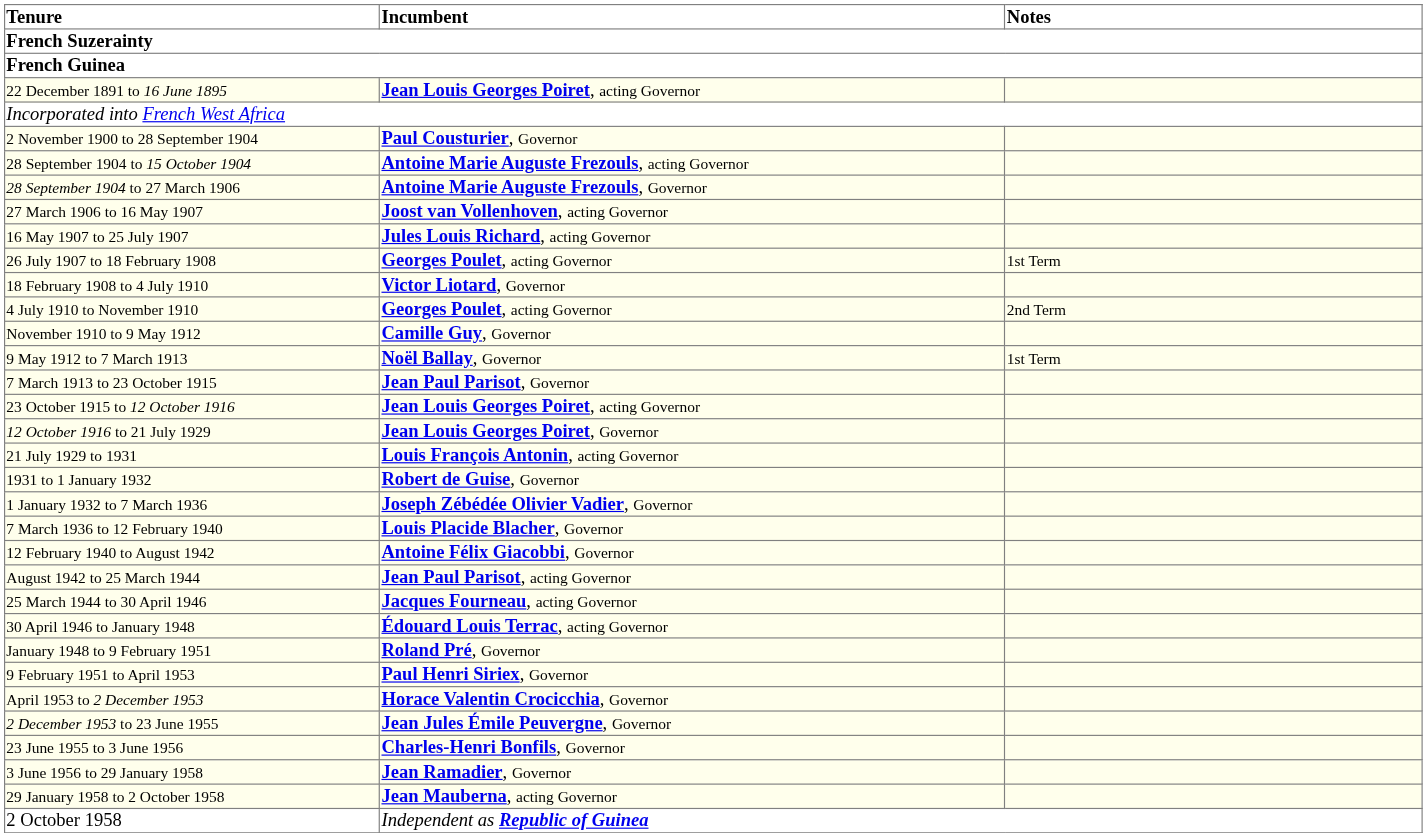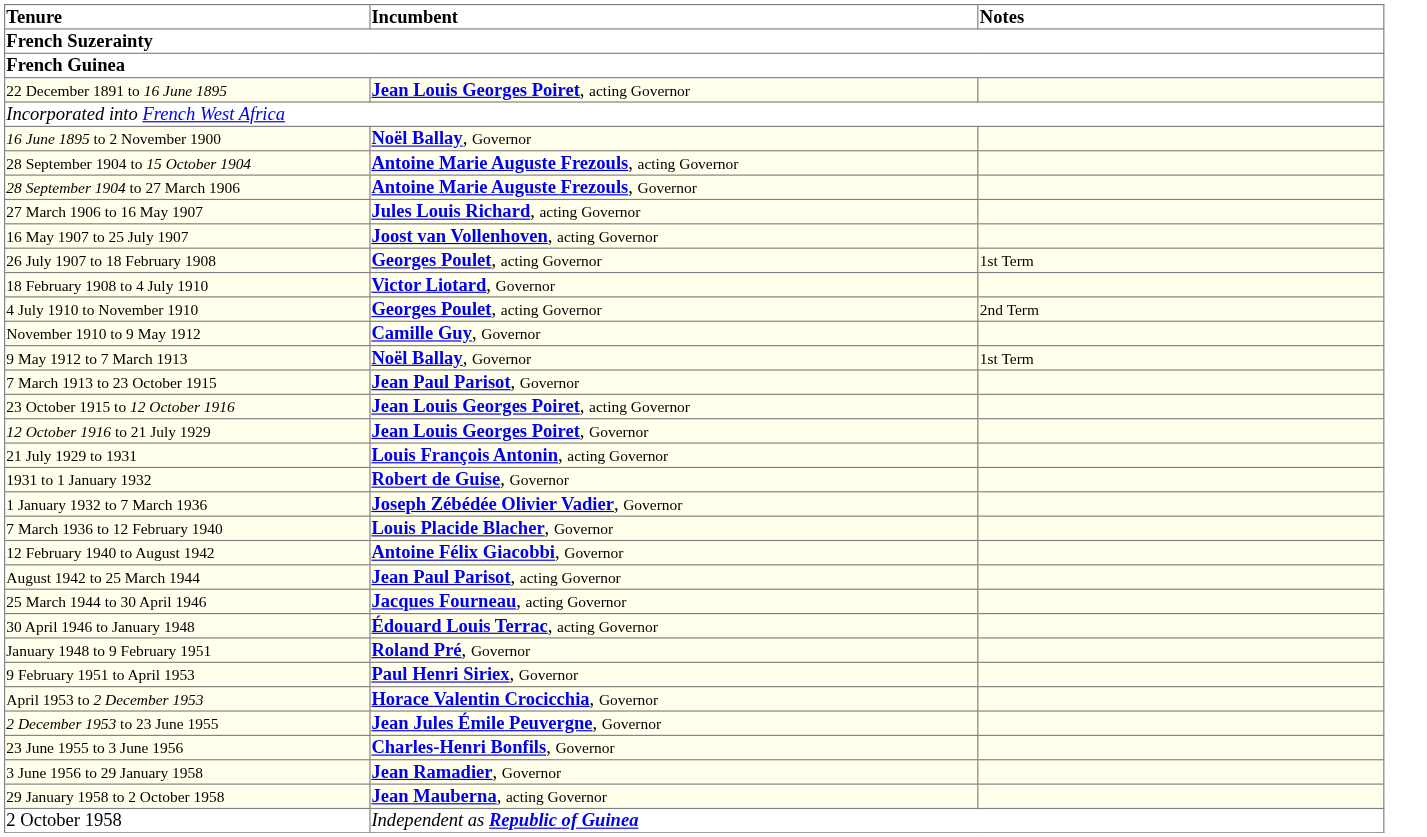+ row: (114, 139)
- row: (132, 139)
(525, 211) Joost van Vollenhoven, acting Governor -> (506, 211) Jules Louis Richard, acting Governor
(516, 235) Jules Louis Richard, acting Governor -> (515, 235) Joost van Vollenhoven, acting Governor
